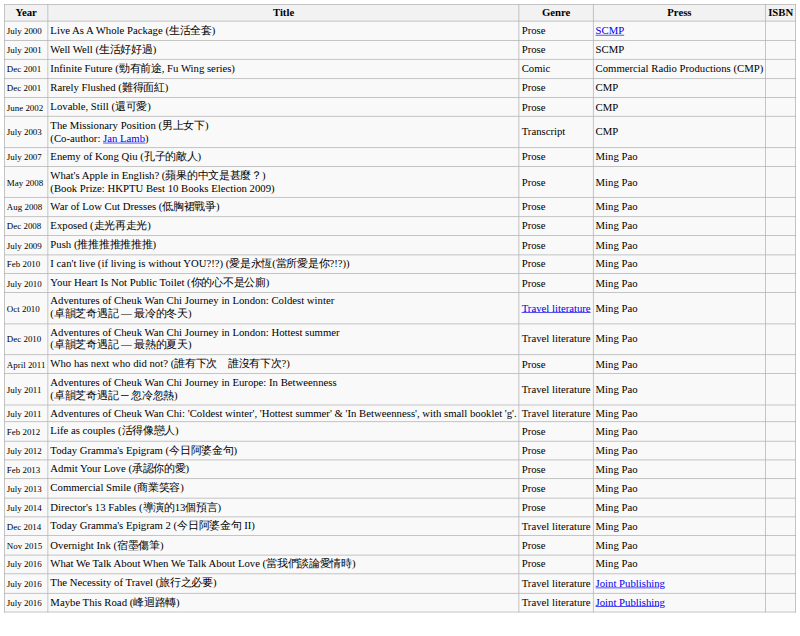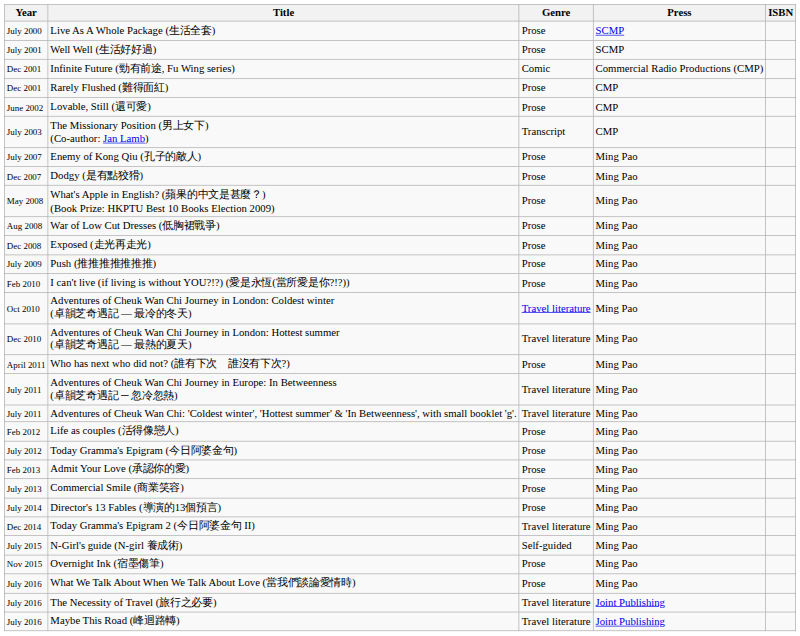+ row: (97, 175)
- row: (160, 282)
+ row: (116, 545)
